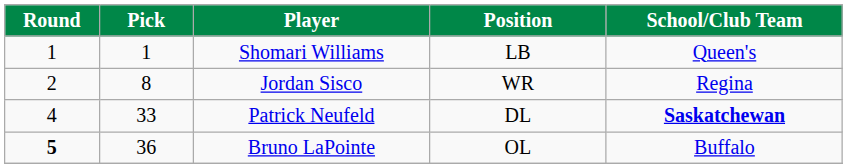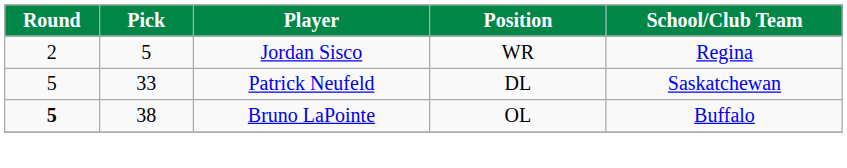- row: (311, 52)
(146, 83) 8 -> (146, 52) 5
(52, 115) 4 -> (52, 83) 5
(724, 115) bold -> (724, 83) normal
(146, 147) 36 -> (146, 115) 38
